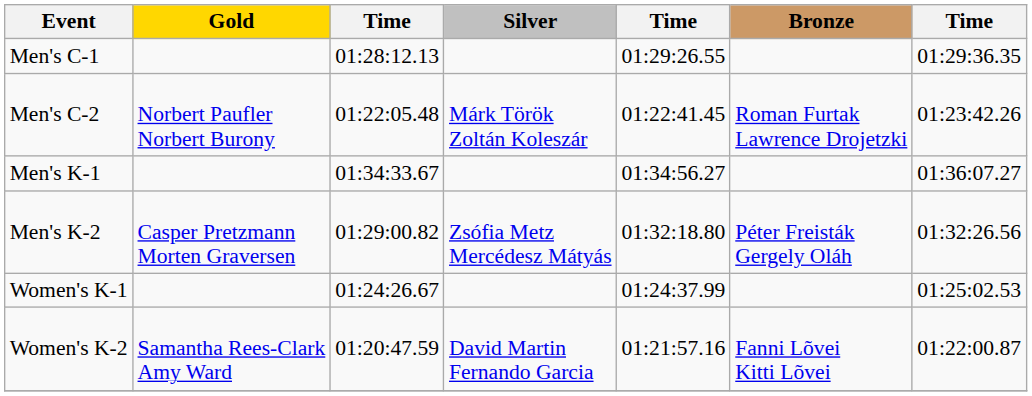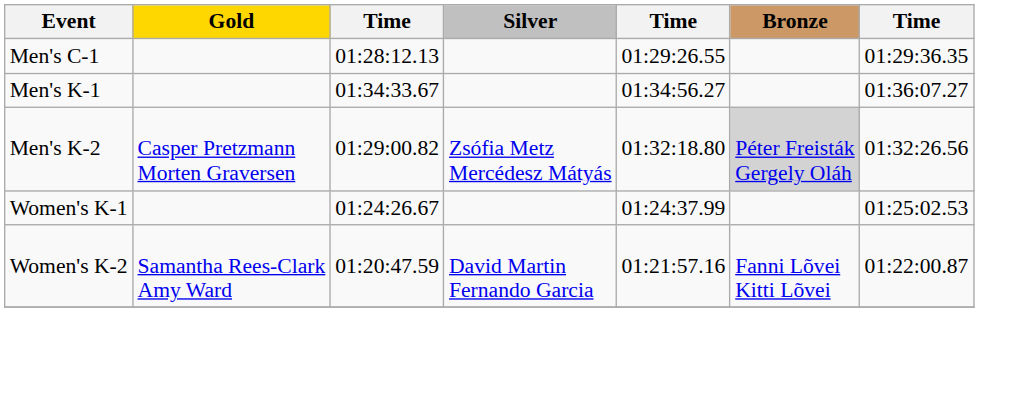- row: (54, 114)
(795, 243) no background -> (795, 160) lightgrey background
